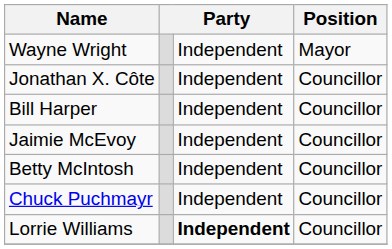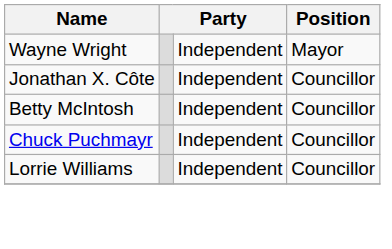- row: (53, 109)
- row: (72, 139)
(234, 229) bold -> (230, 169) normal
